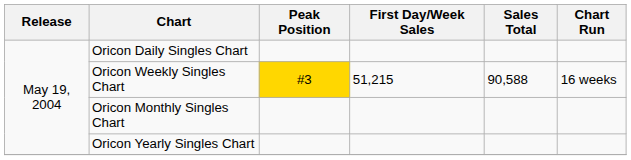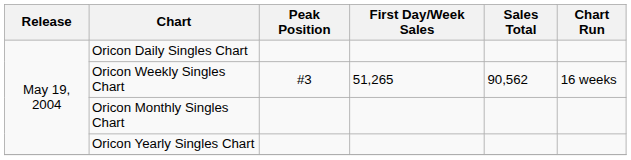(304, 79) gold background -> (304, 79) no background
(373, 79) 51,215 -> (373, 79) 51,265
(508, 79) 90,588 -> (508, 79) 90,562
